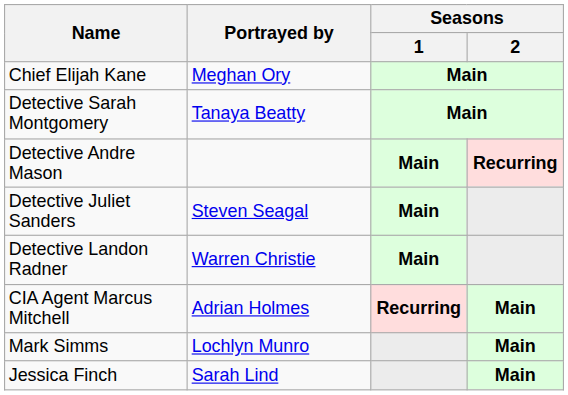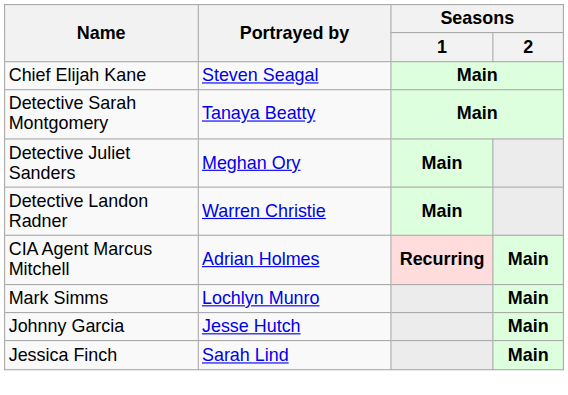(241, 75) Meghan Ory -> (260, 75) Steven Seagal
- row: (72, 162)
(250, 211) Steven Seagal -> (251, 162) Meghan Ory
+ row: (66, 326)
